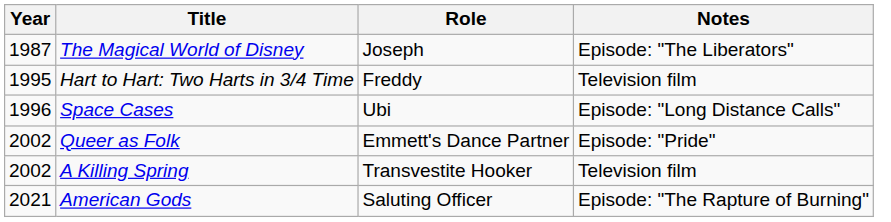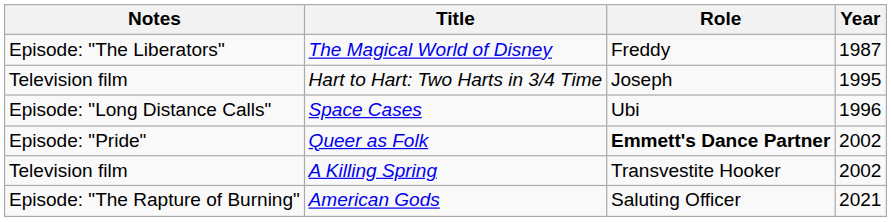columns swapped: (30, 19) <-> (723, 19)
(393, 49) Joseph -> (641, 49) Freddy
(392, 79) Freddy -> (642, 79) Joseph
(466, 140) normal -> (721, 140) bold
